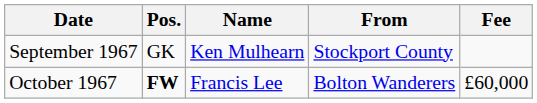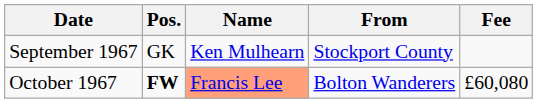(236, 82) no background -> (236, 82) lightsalmon background
(496, 82) £60,000 -> (496, 82) £60,080
